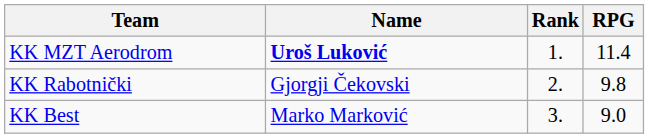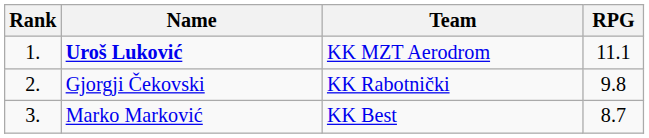columns swapped: (555, 20) <-> (135, 20)
(613, 52) 11.4 -> (613, 52) 11.1
(613, 116) 9.0 -> (613, 116) 8.7
